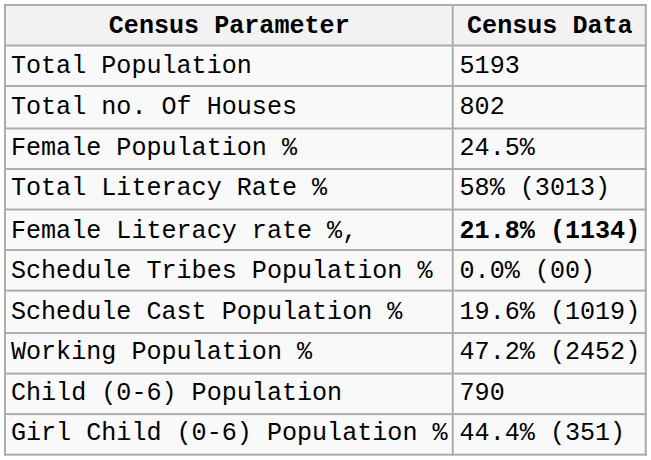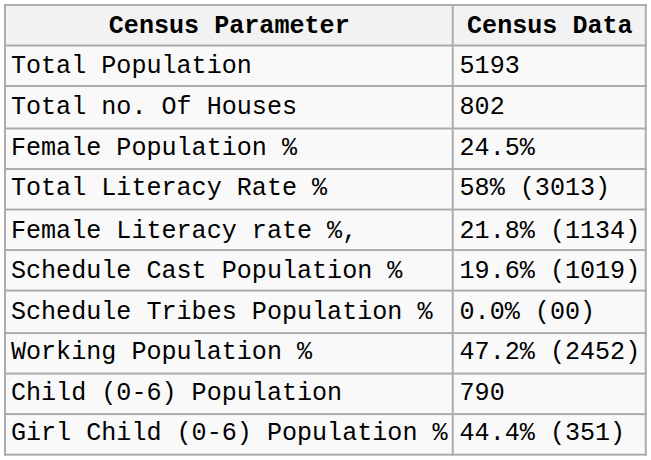(550, 230) bold -> (550, 230) normal
rows swapped: (222, 271) <-> (207, 312)
